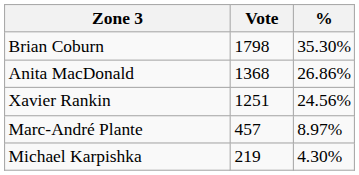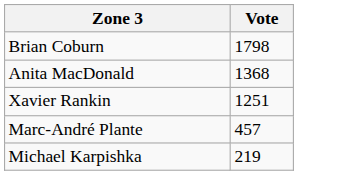- column: (324, 18)
